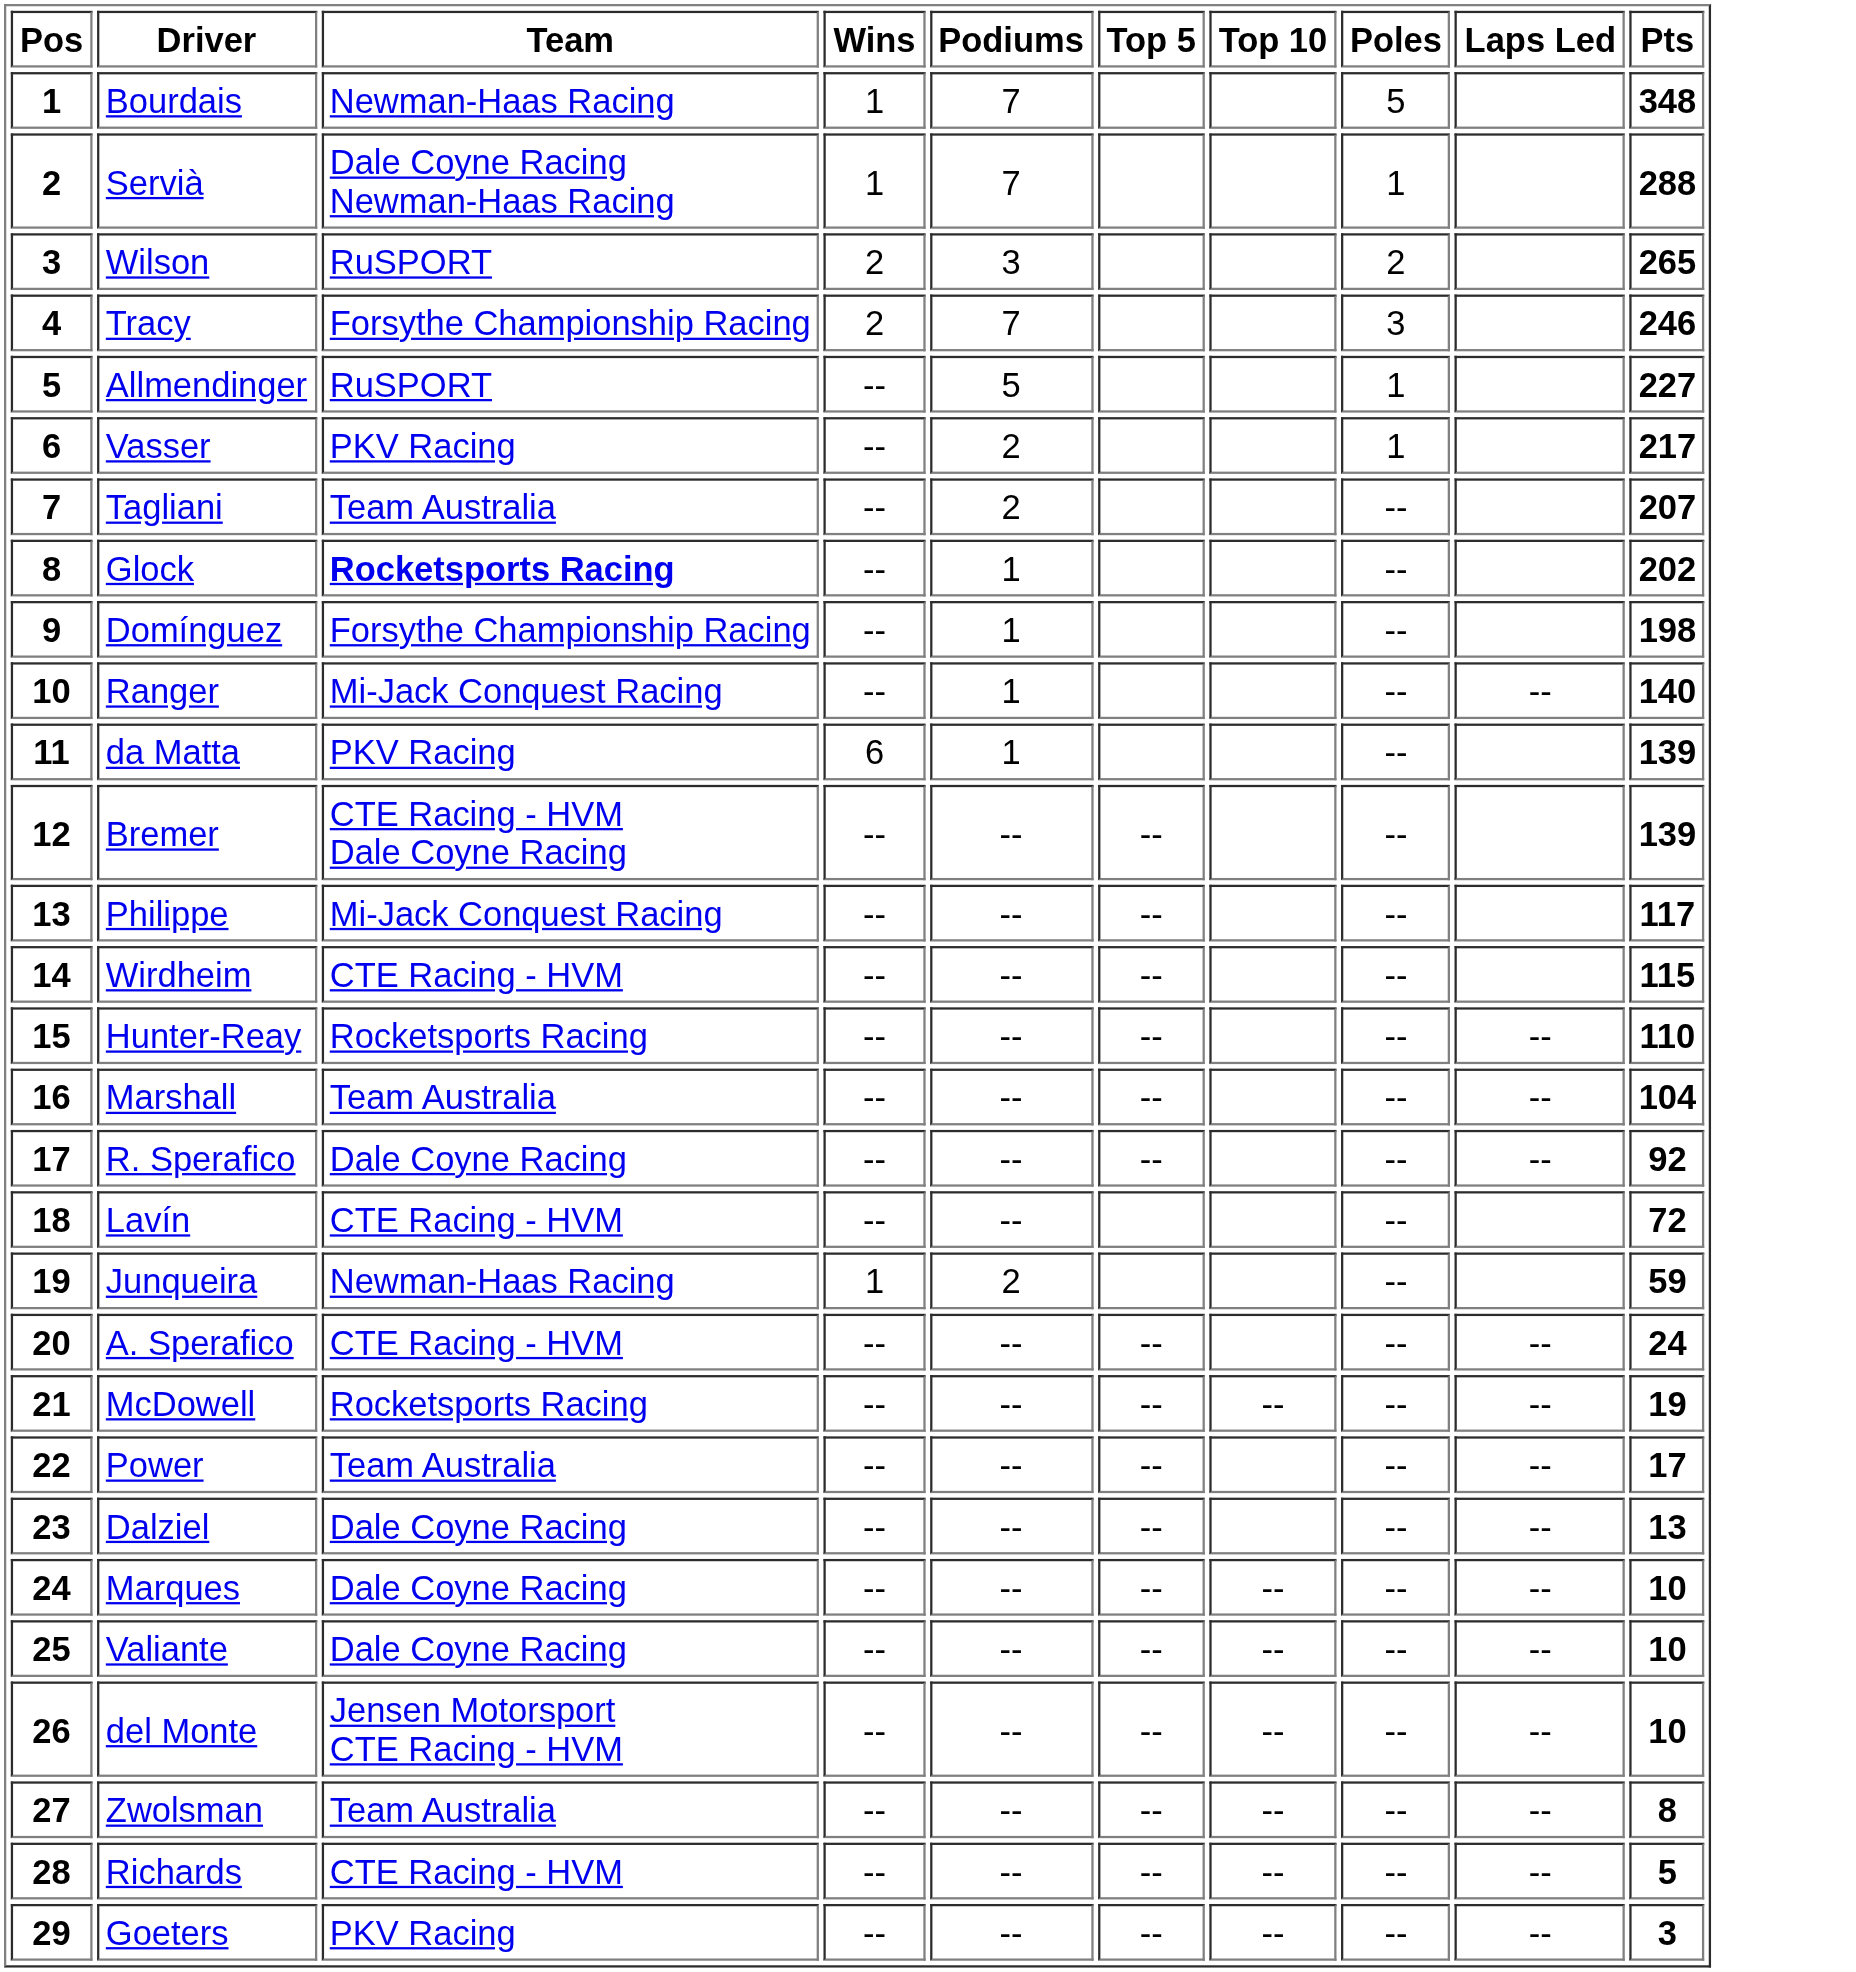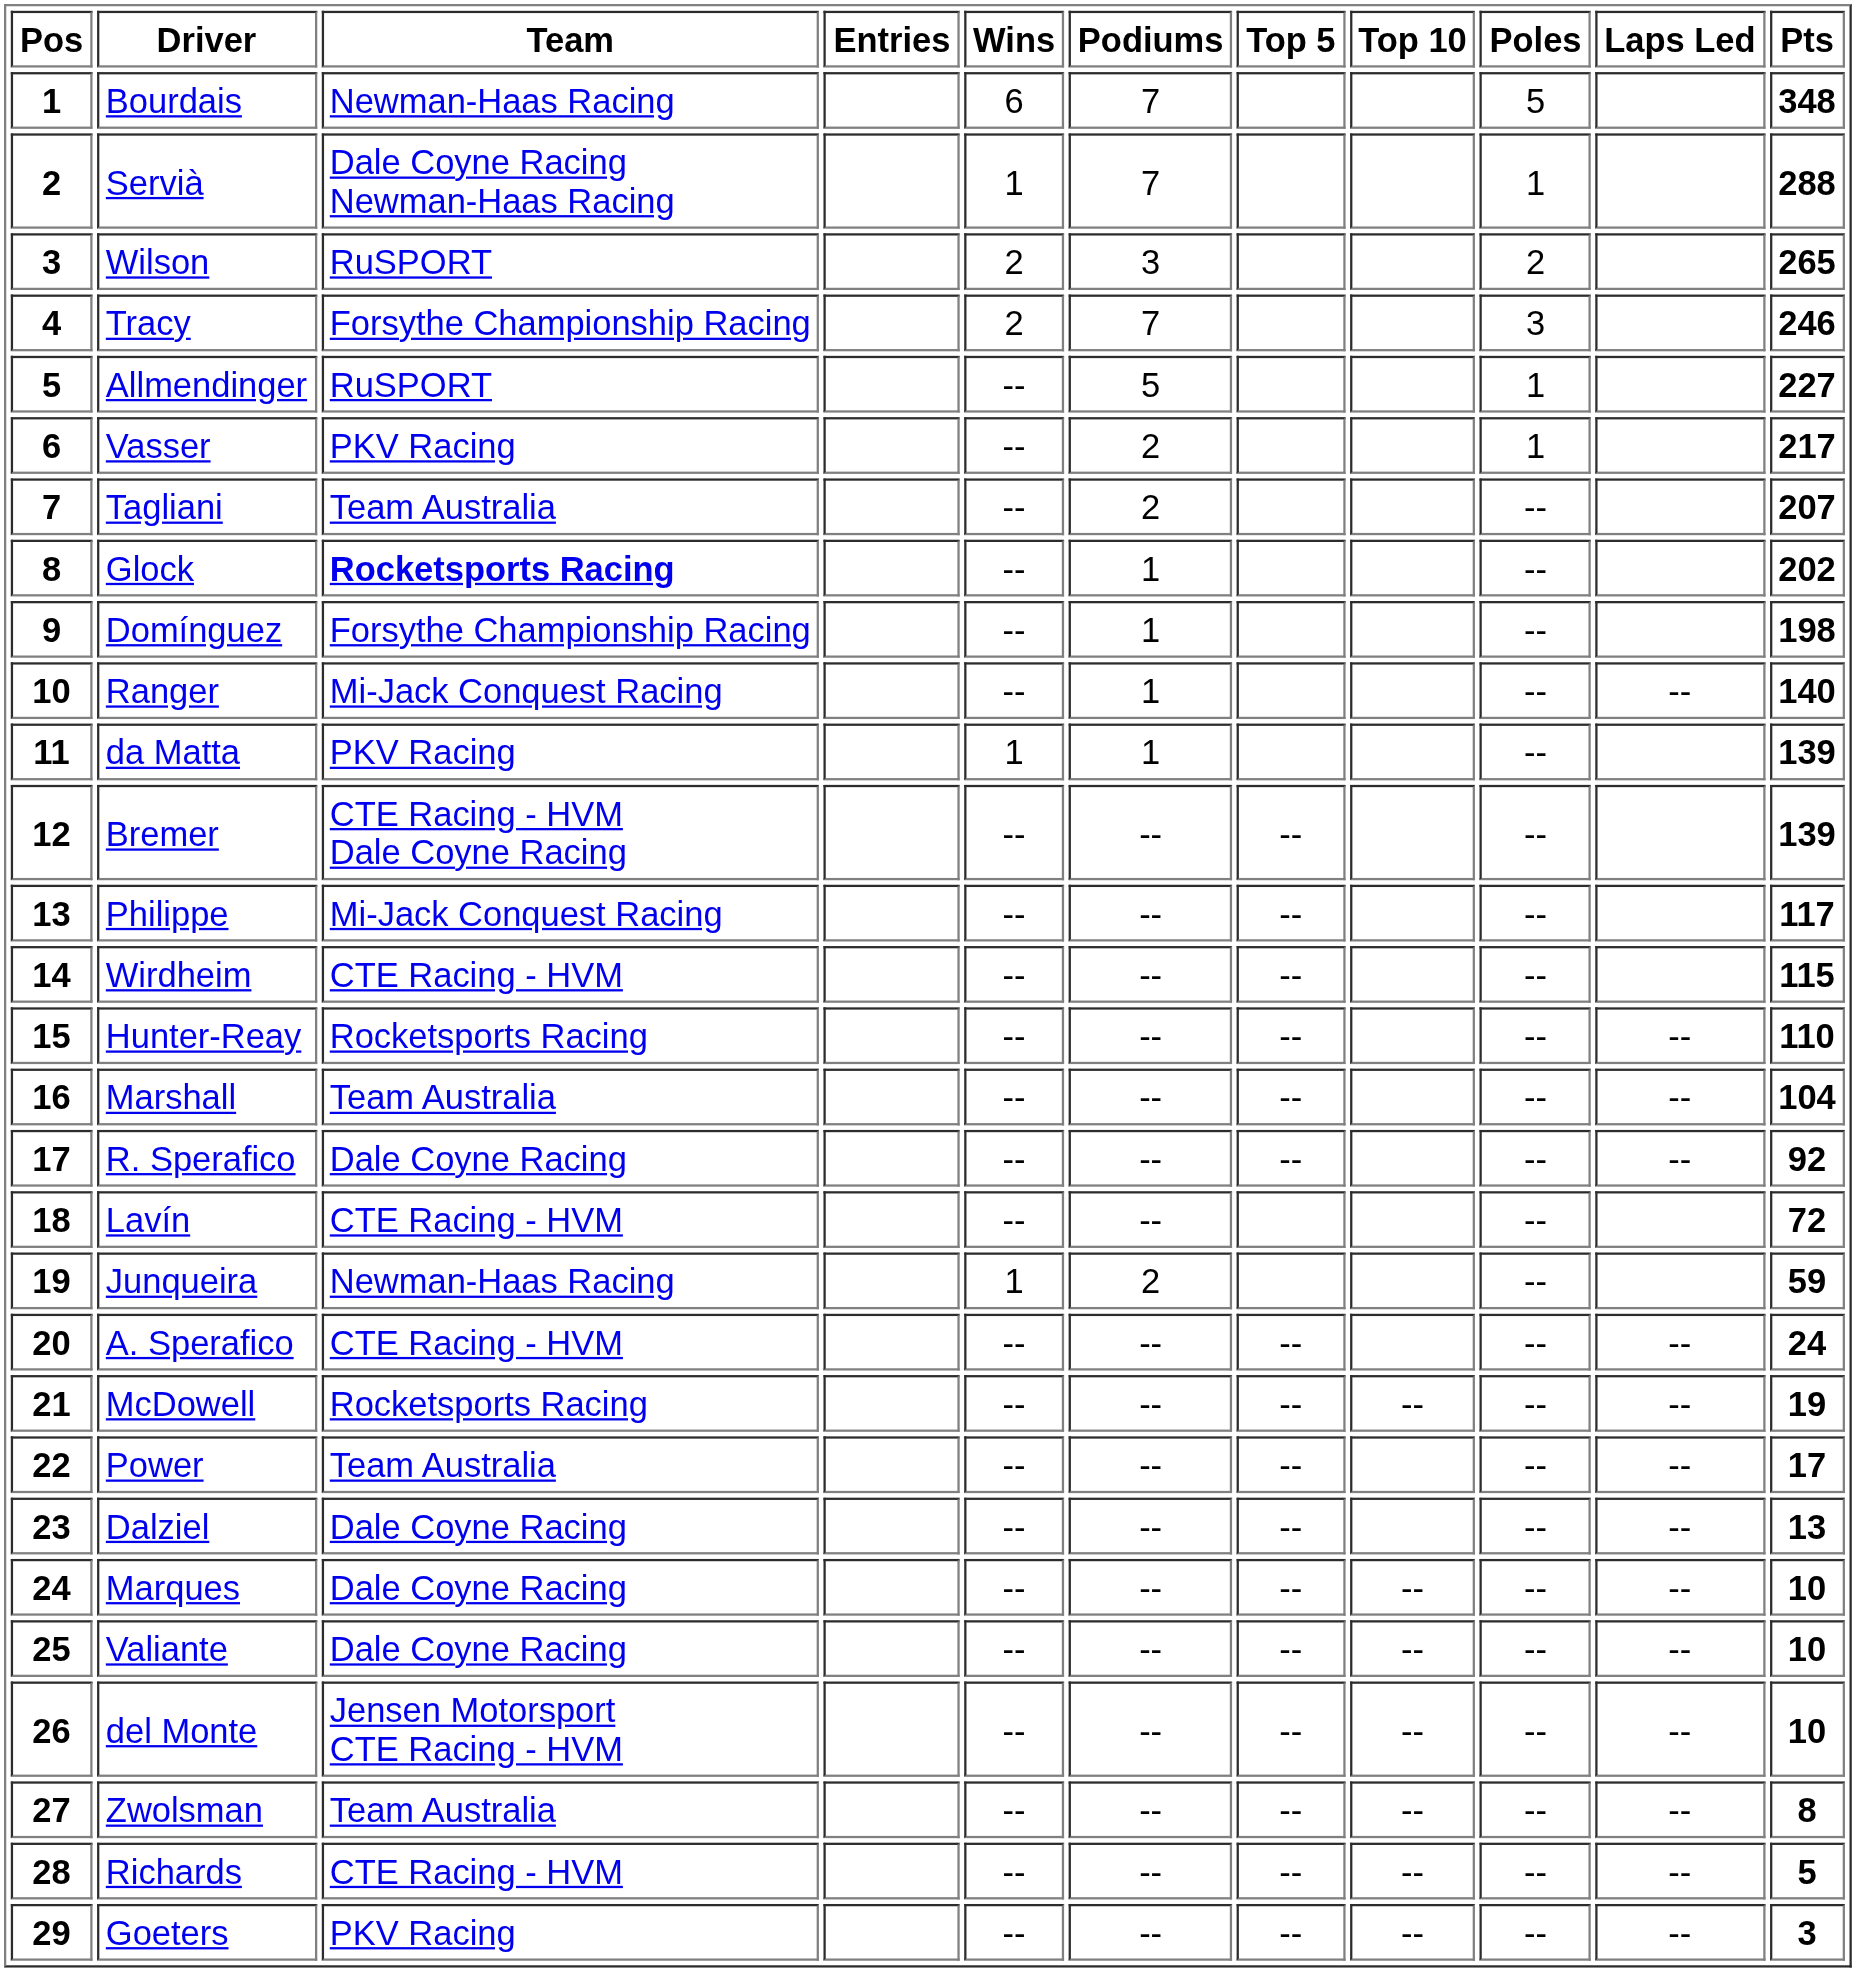+ column: (892, 39)
(874, 100) 1 -> (1014, 100) 6
(874, 752) 6 -> (1014, 752) 1
